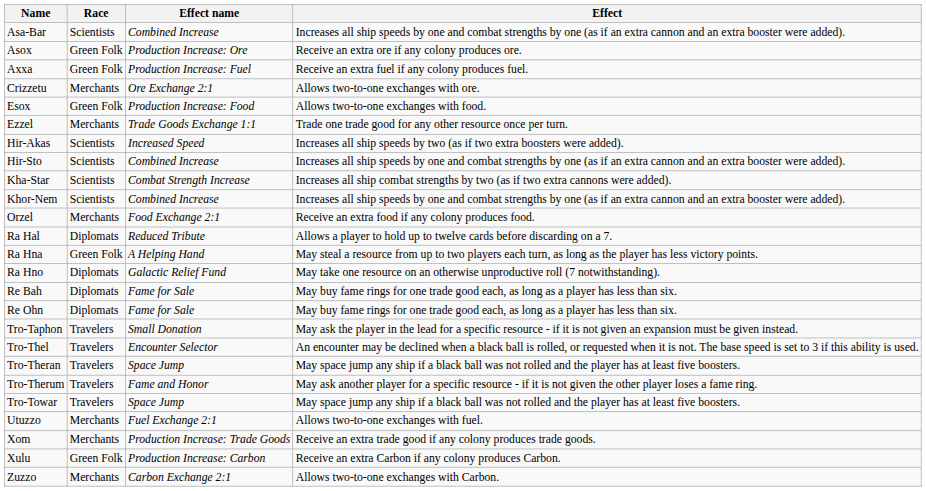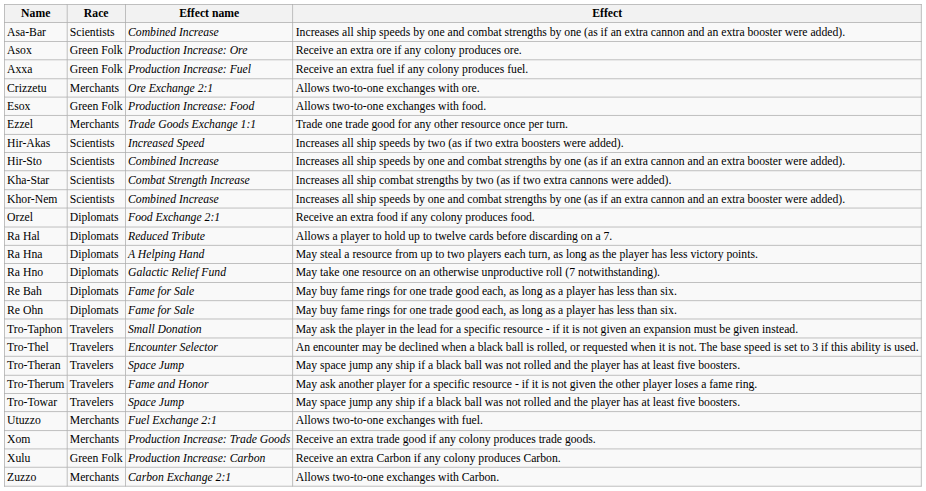(94, 217) Merchants -> (94, 217) Diplomats
(96, 254) Green Folk -> (94, 254) Diplomats
